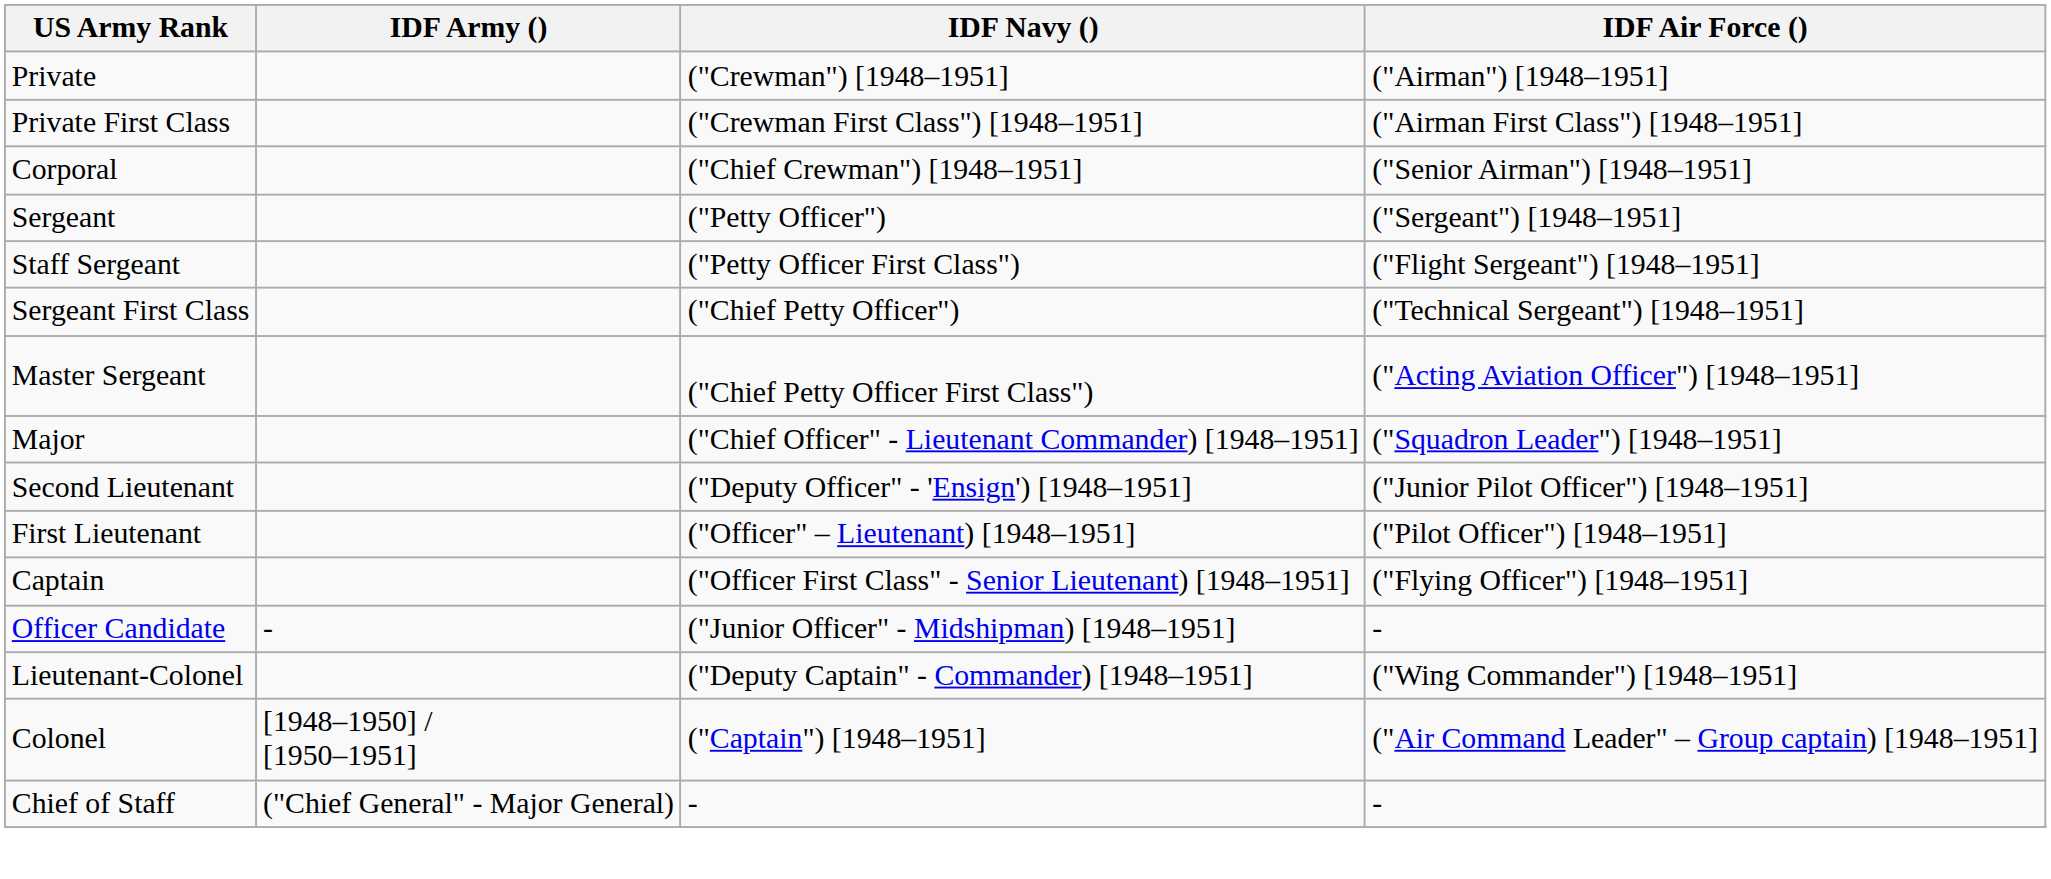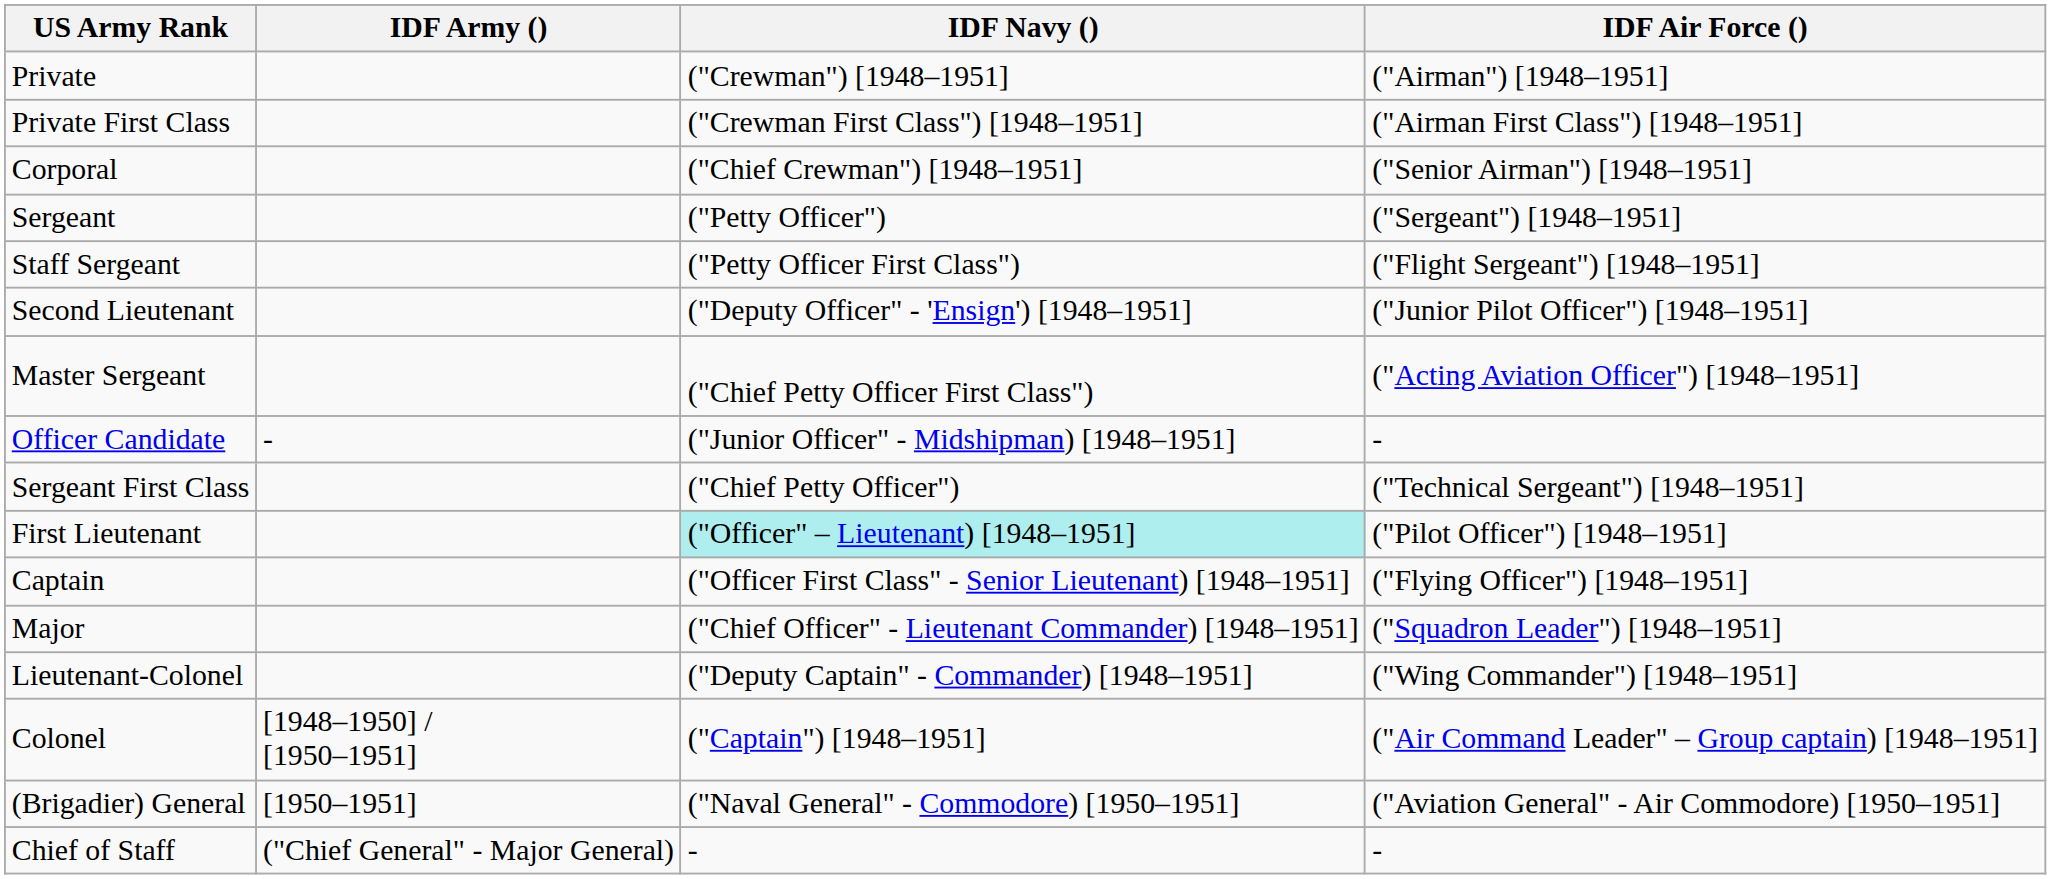rows swapped: (131, 311) <-> (123, 486)
rows swapped: (119, 627) <-> (48, 439)
(912, 533) no background -> (912, 533) paleturquoise background
+ row: (129, 803)
